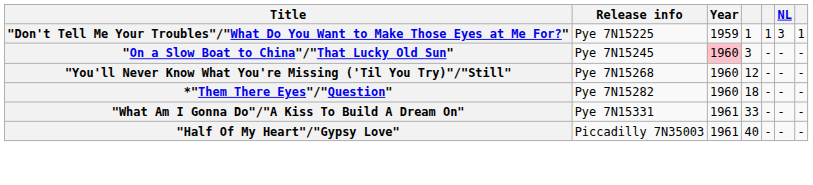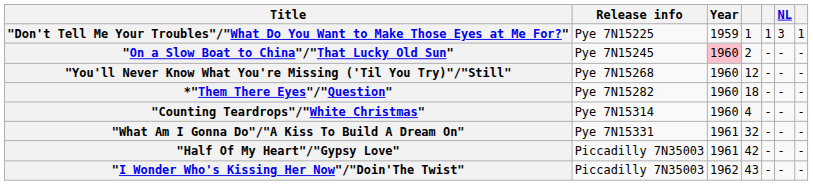(748, 53) 3 -> (748, 53) 2
+ row: (288, 112)
(752, 112) 33 -> (752, 131) 32
(752, 131) 40 -> (752, 151) 42
+ row: (288, 170)
